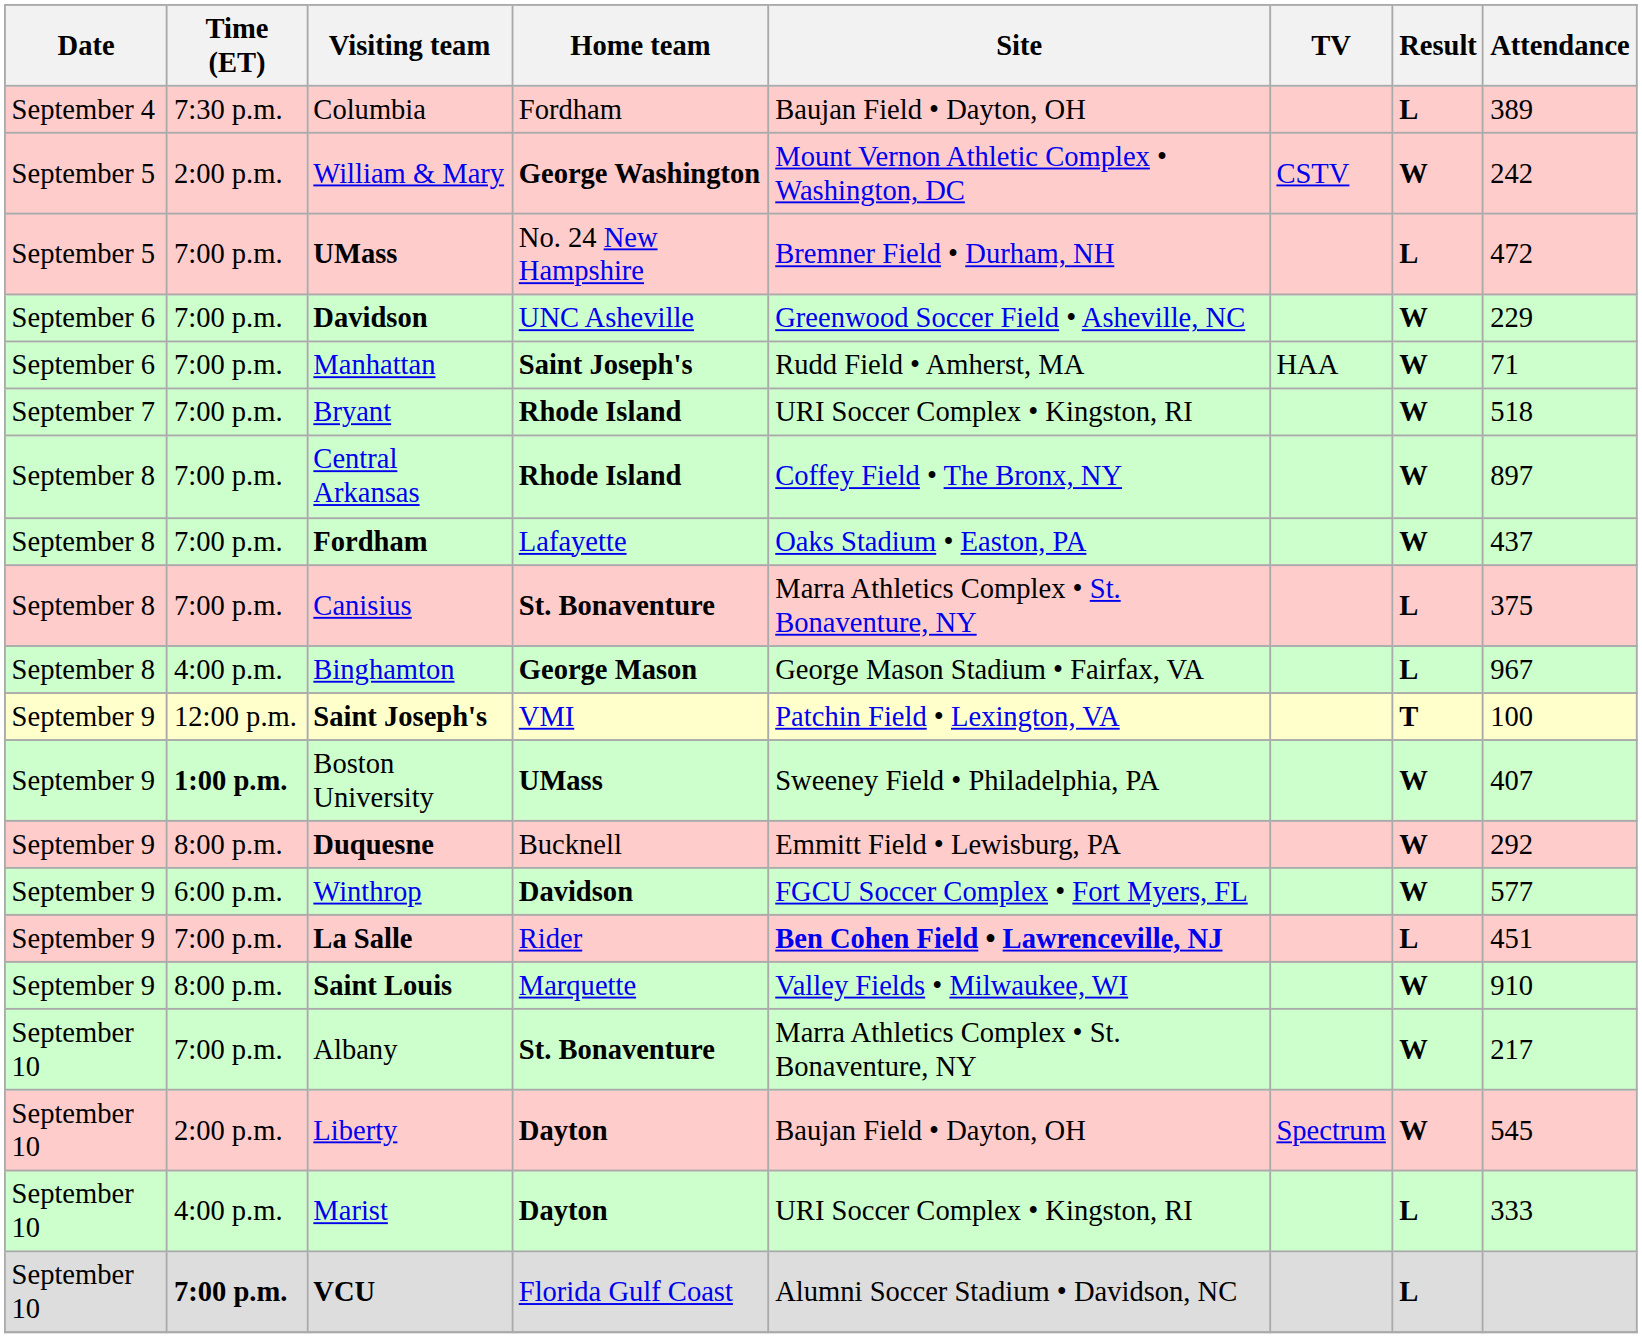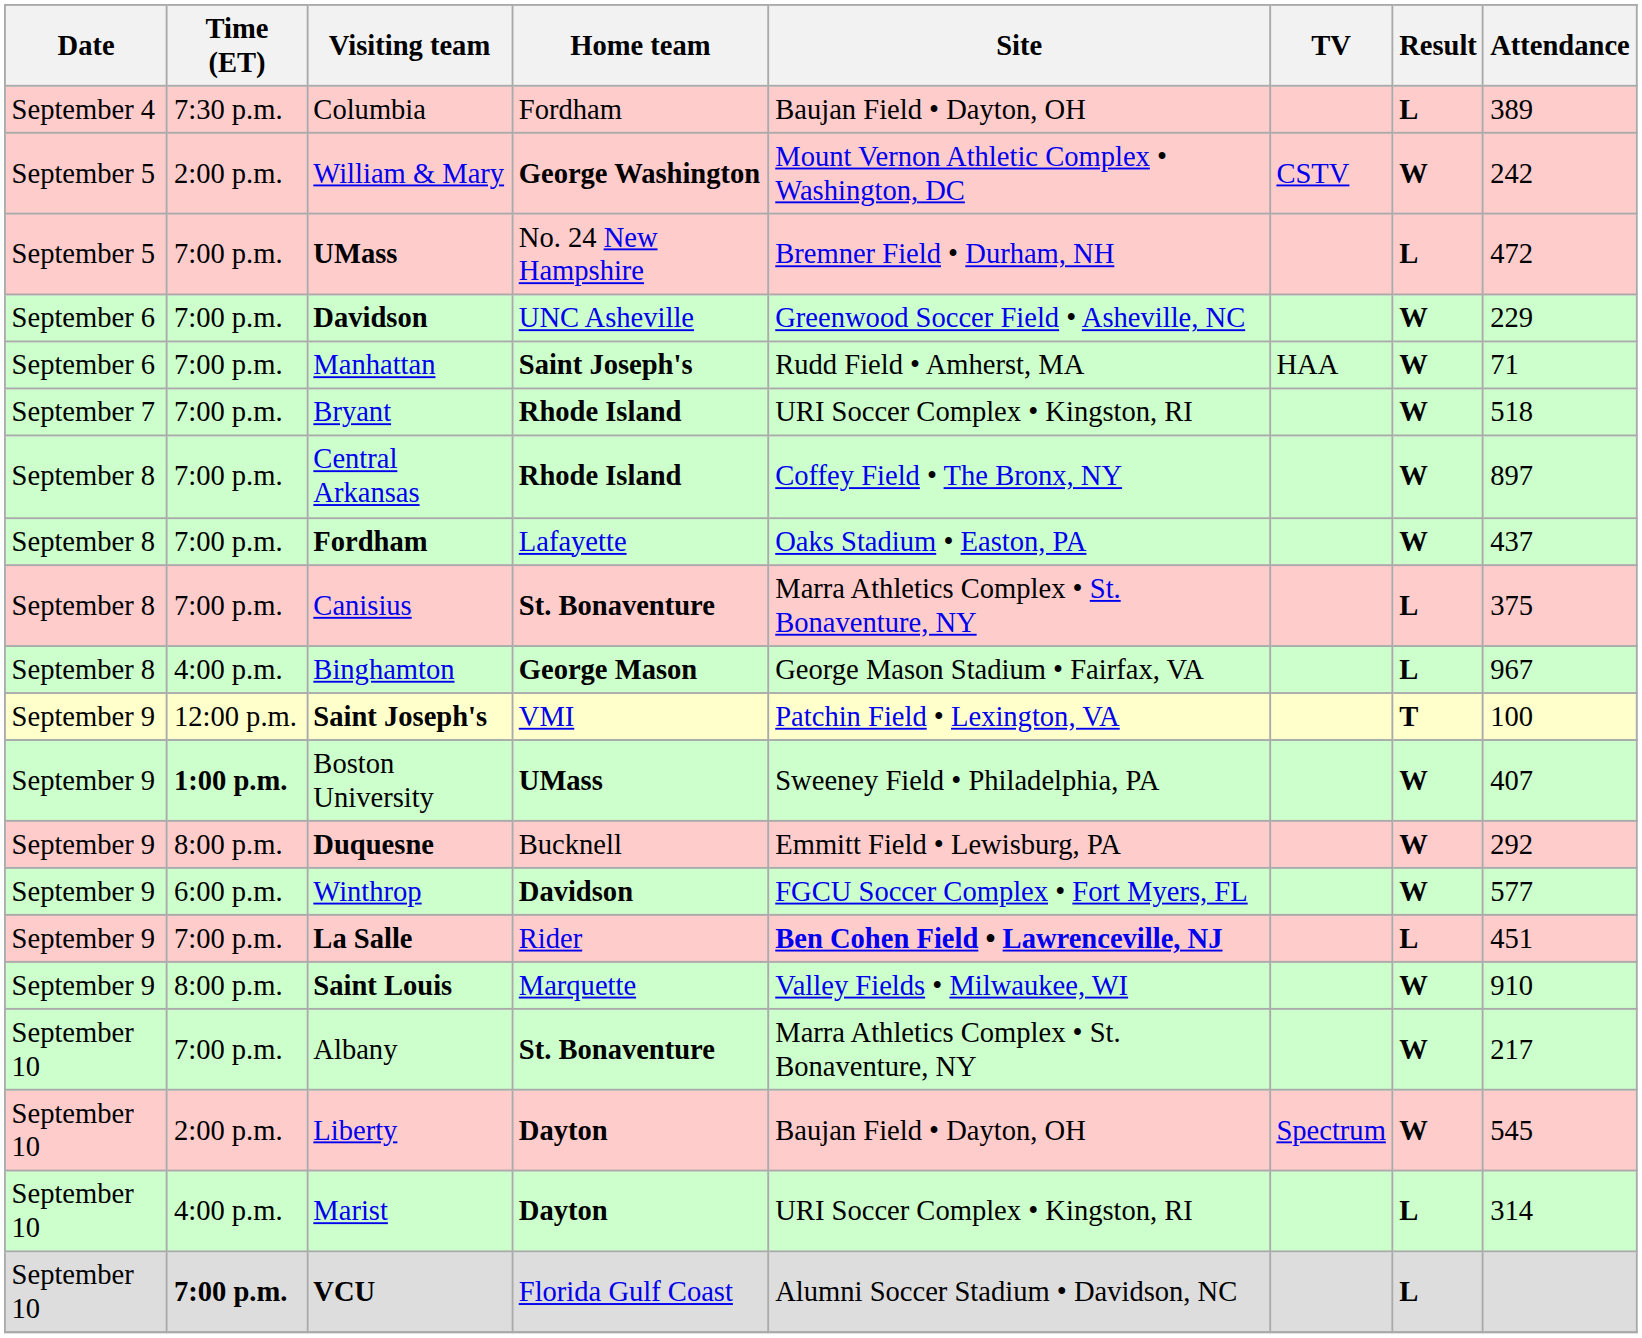(1512, 1211) 333 -> (1512, 1211) 314
